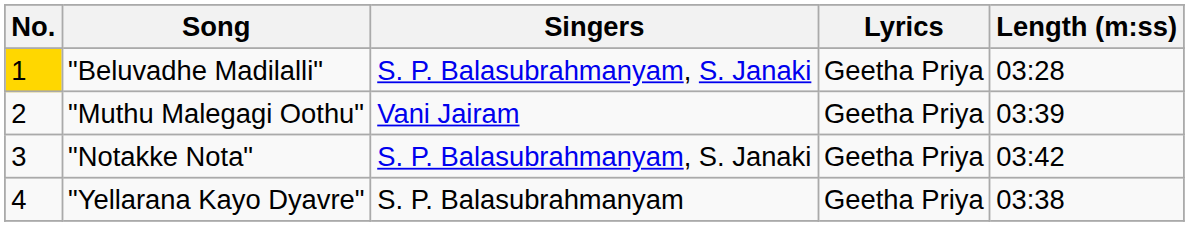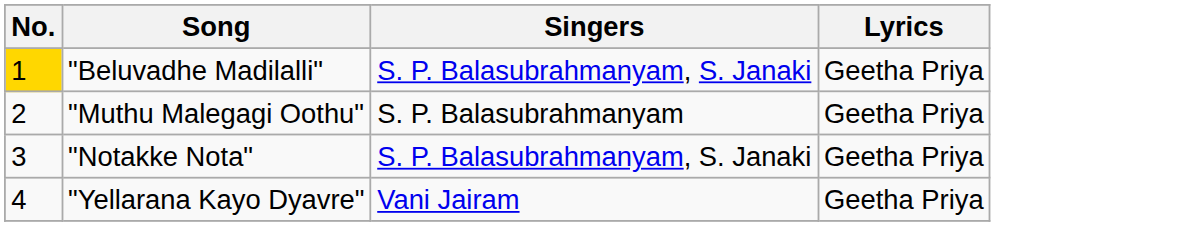- column: (1087, 27)
(448, 113) Vani Jairam -> (530, 113) S. P. Balasubrahmanyam
(530, 200) S. P. Balasubrahmanyam -> (448, 200) Vani Jairam
